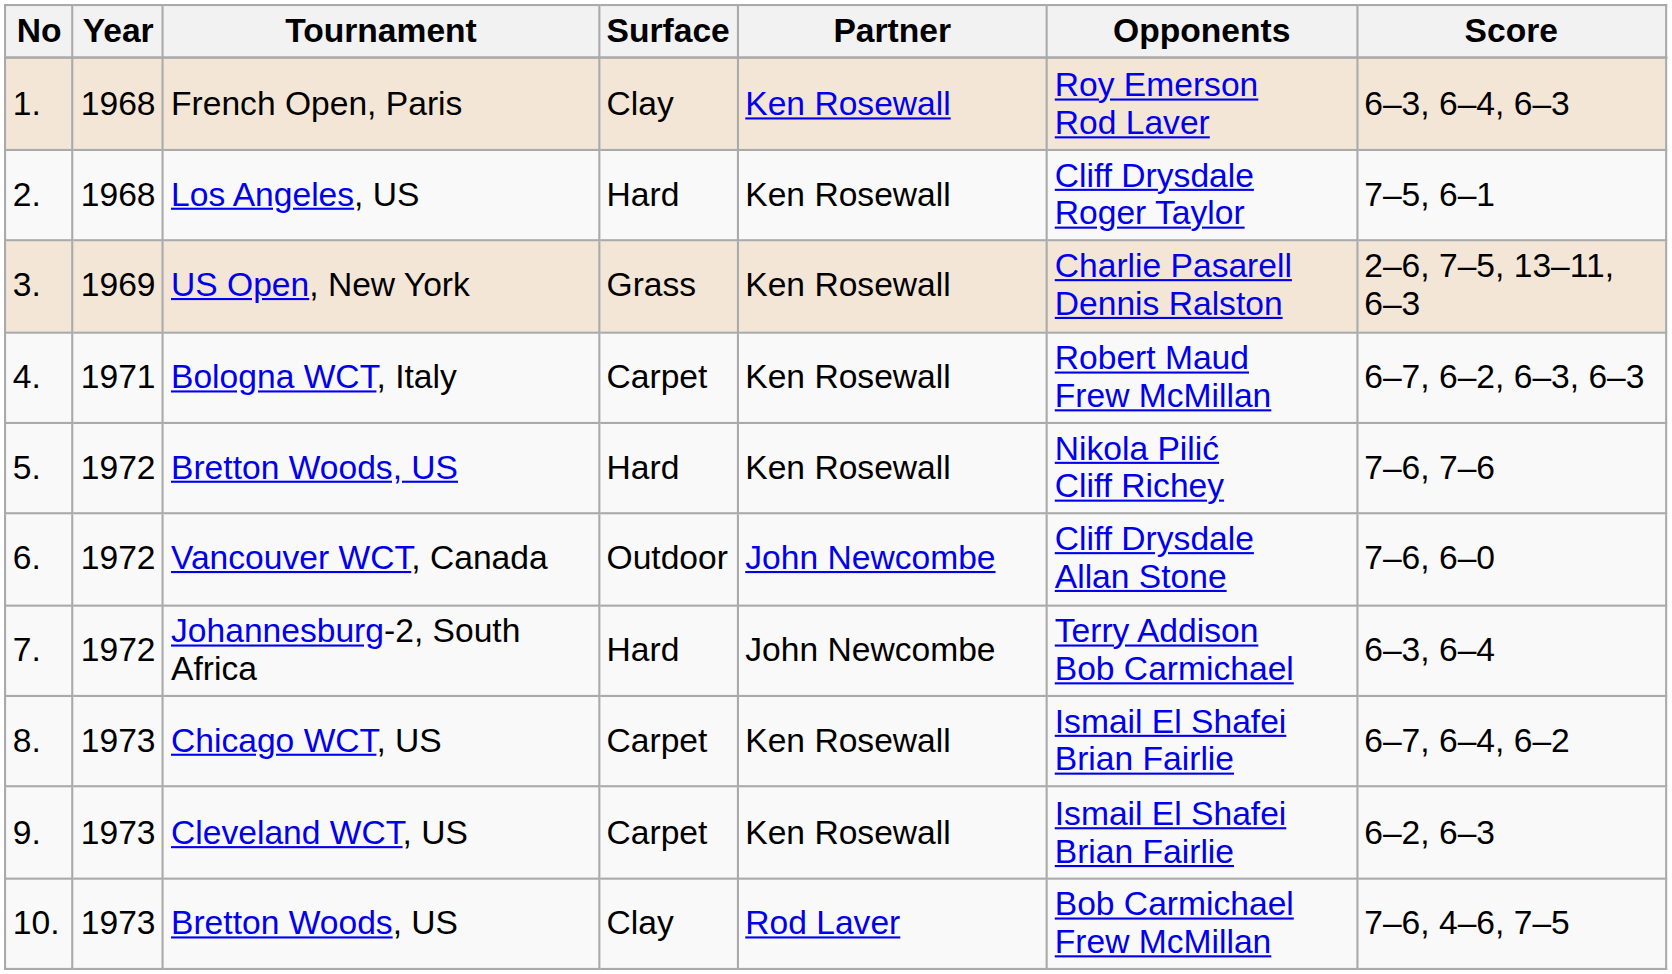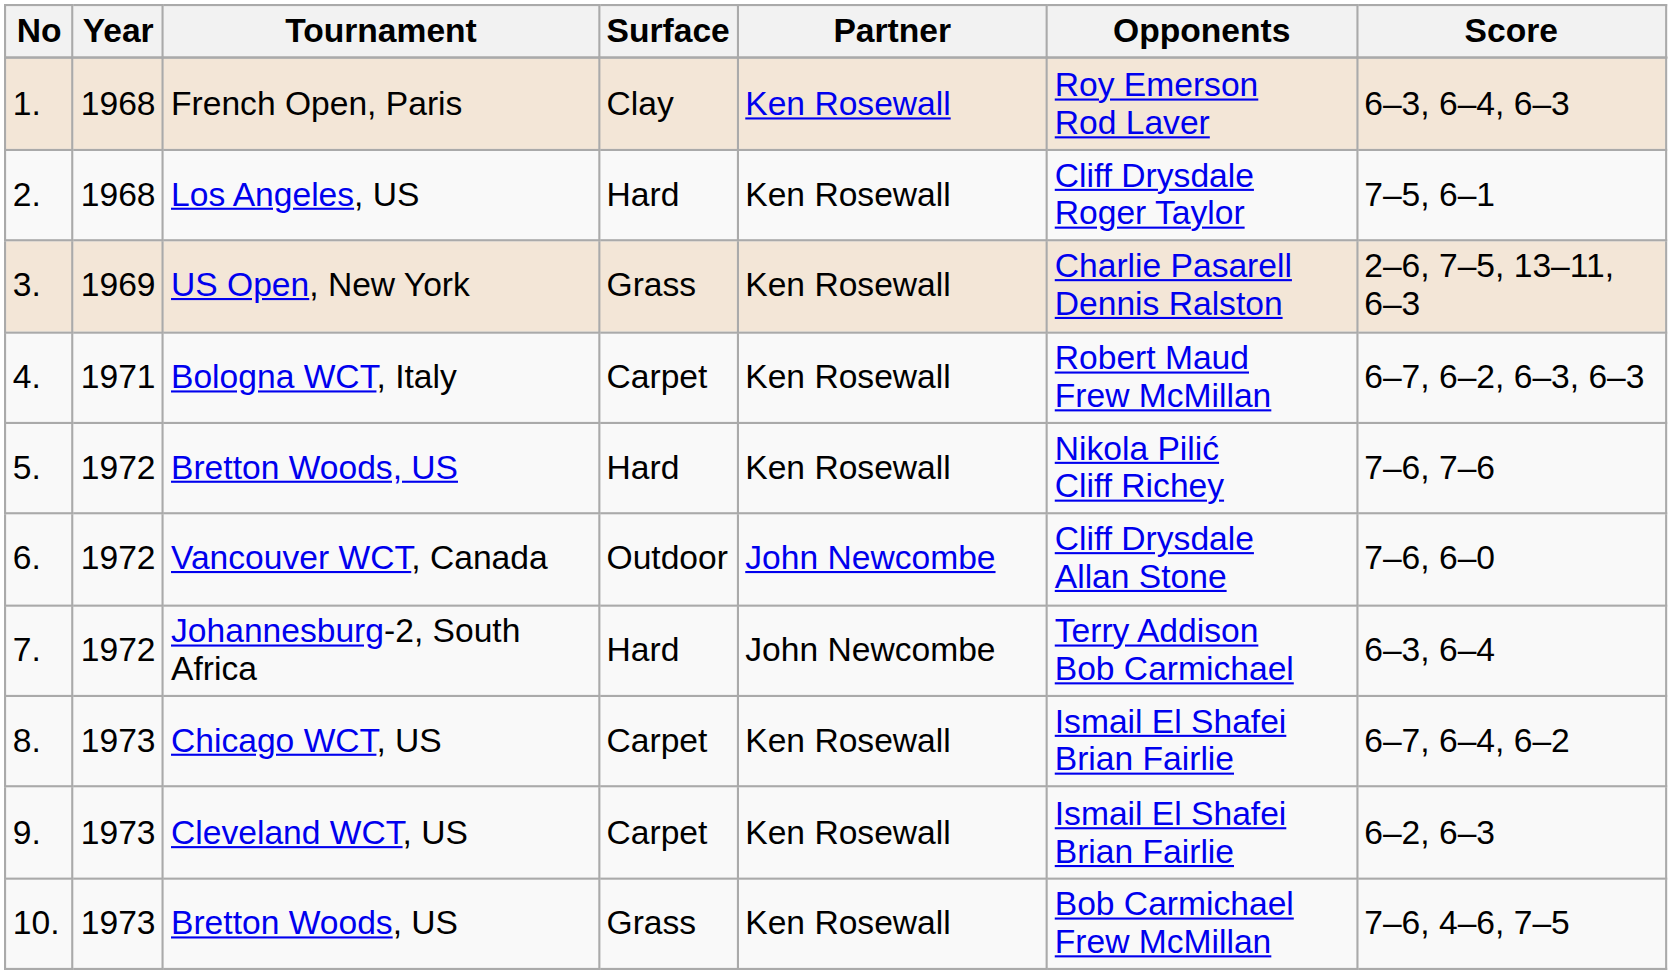(640, 923) Clay -> (651, 923) Grass
(823, 923) Rod Laver -> (848, 923) Ken Rosewall
